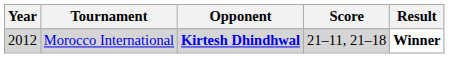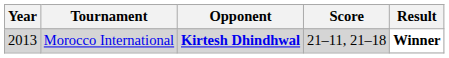(22, 40) 2012 -> (22, 40) 2013
